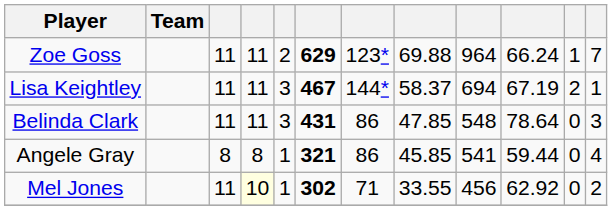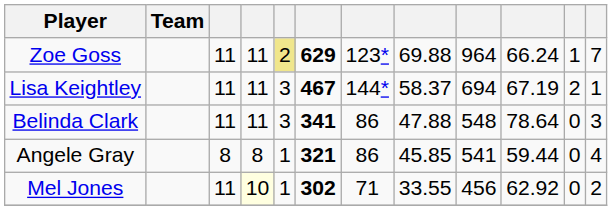(285, 54) no background -> (285, 54) khaki background
(318, 121) 431 -> (318, 121) 341
(425, 121) 47.85 -> (425, 121) 47.88
